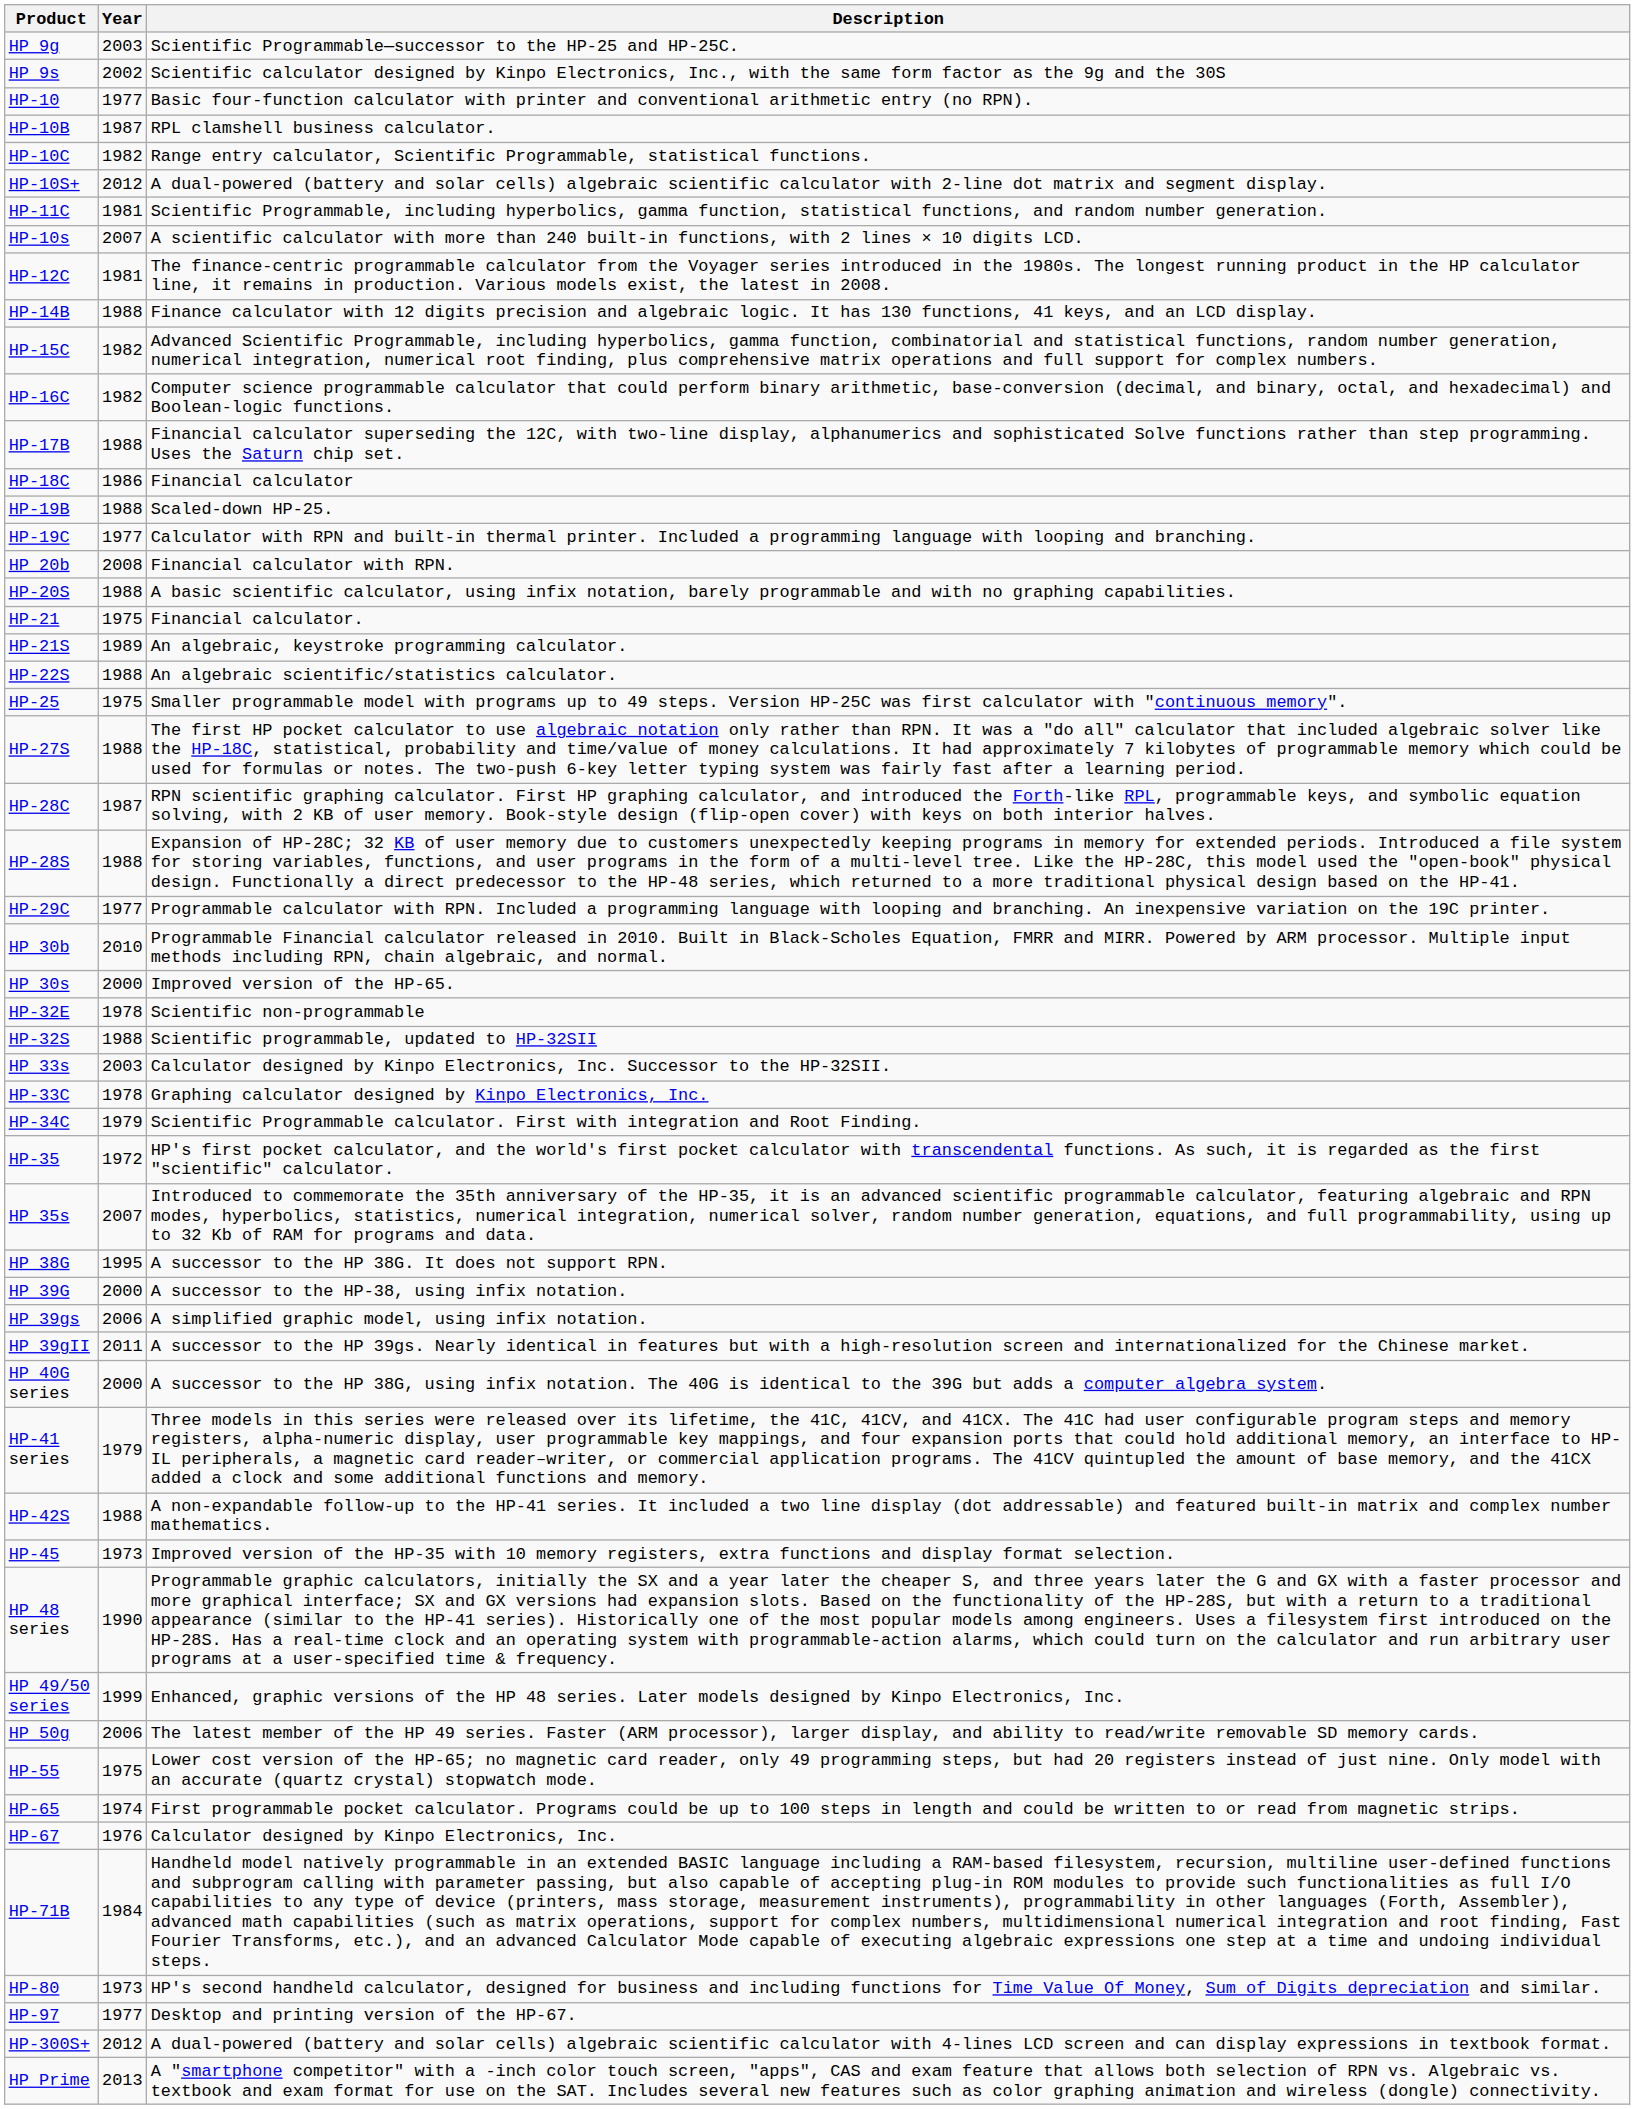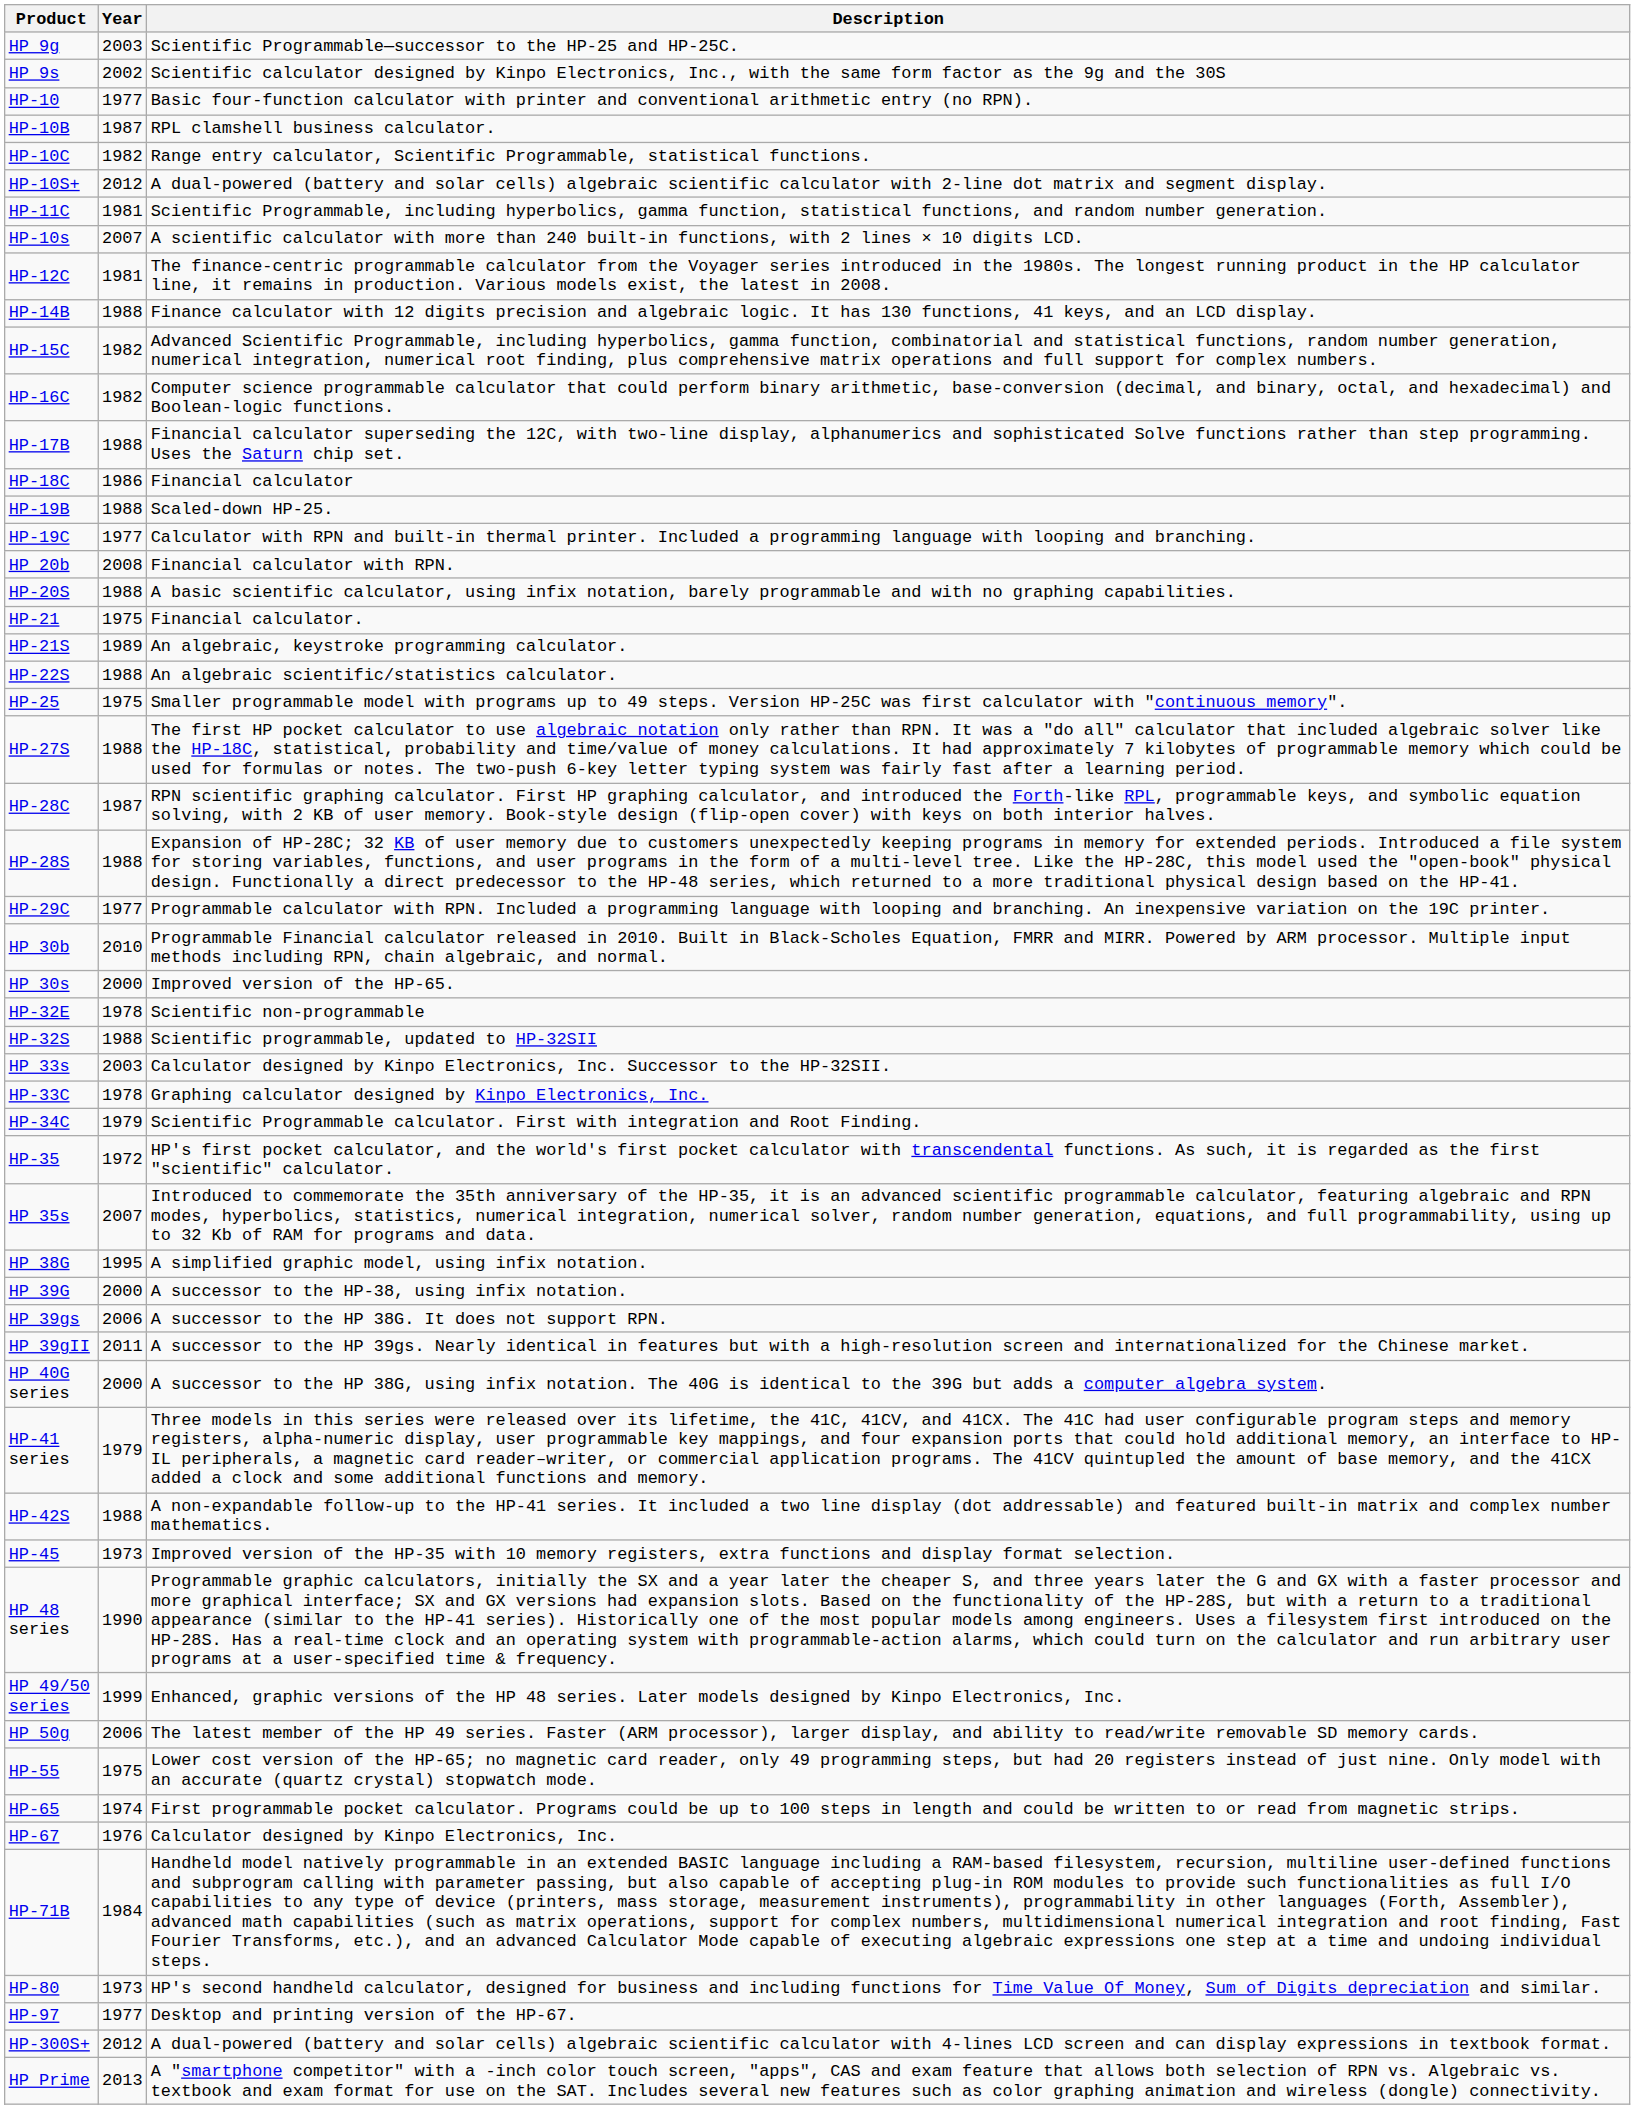(409, 1263) A successor to the HP 38G. It does not support RPN. -> (399, 1263) A simplified graphic model, using infix notation.
(399, 1319) A simplified graphic model, using infix notation. -> (409, 1319) A successor to the HP 38G. It does not support RPN.
